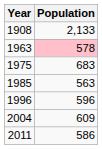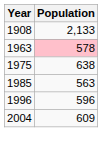(86, 65) 683 -> (86, 65) 638
- row: (20, 135)
